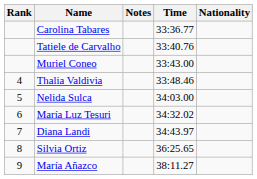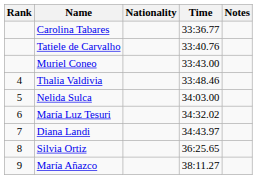columns swapped: (224, 13) <-> (138, 13)
